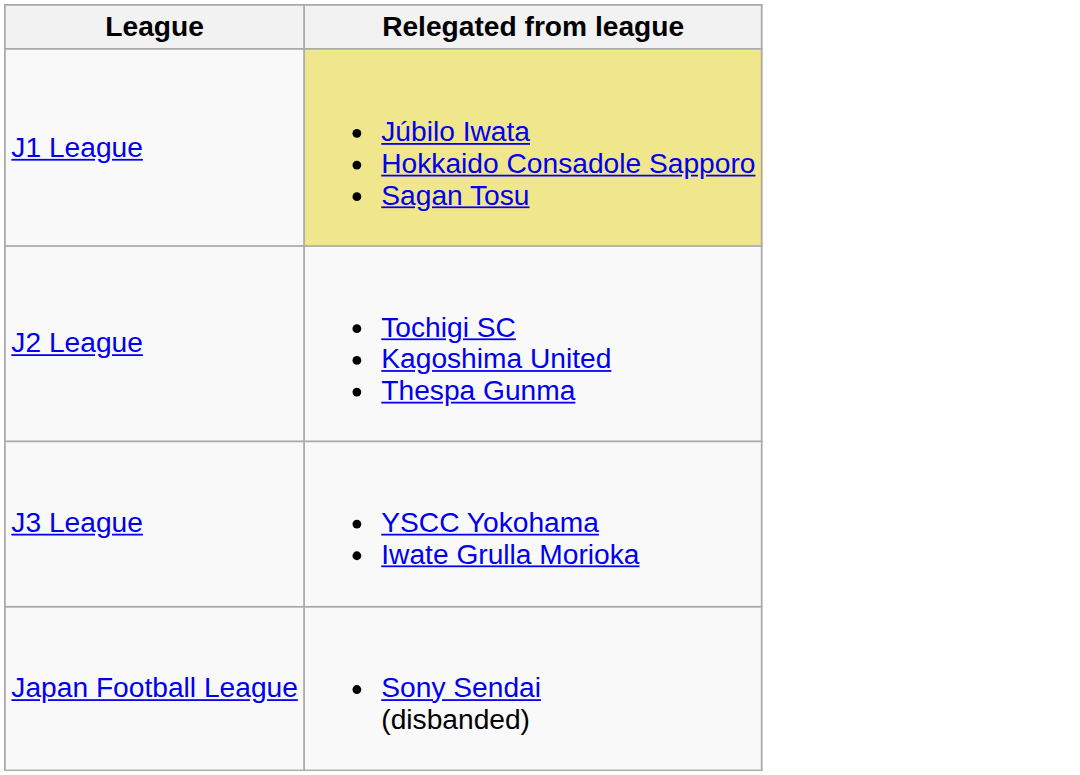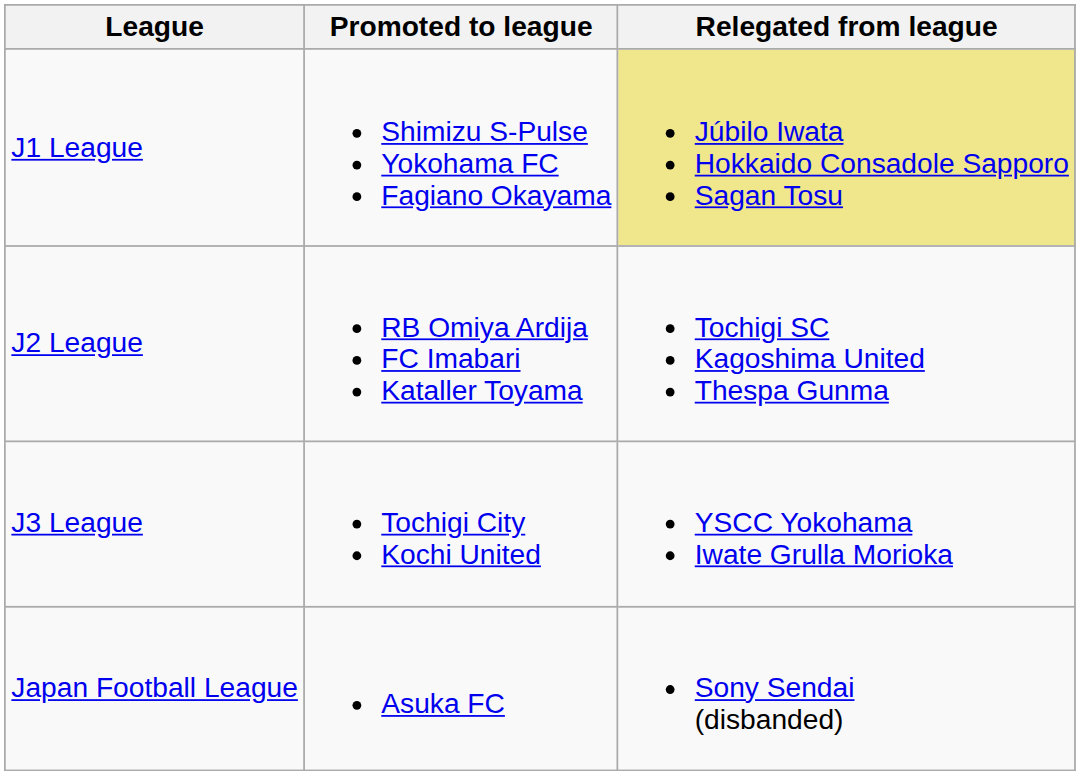+ column: (461, 26)
